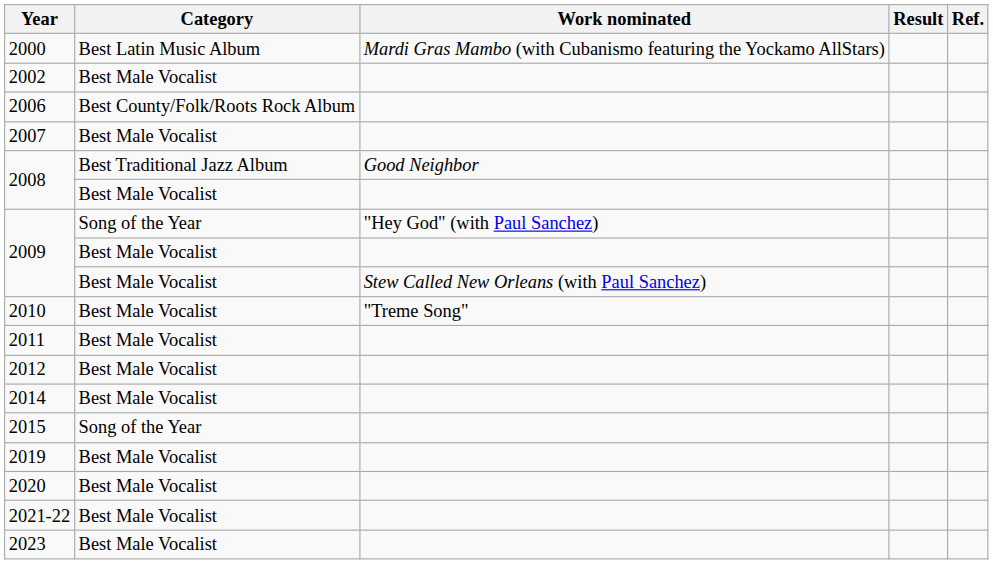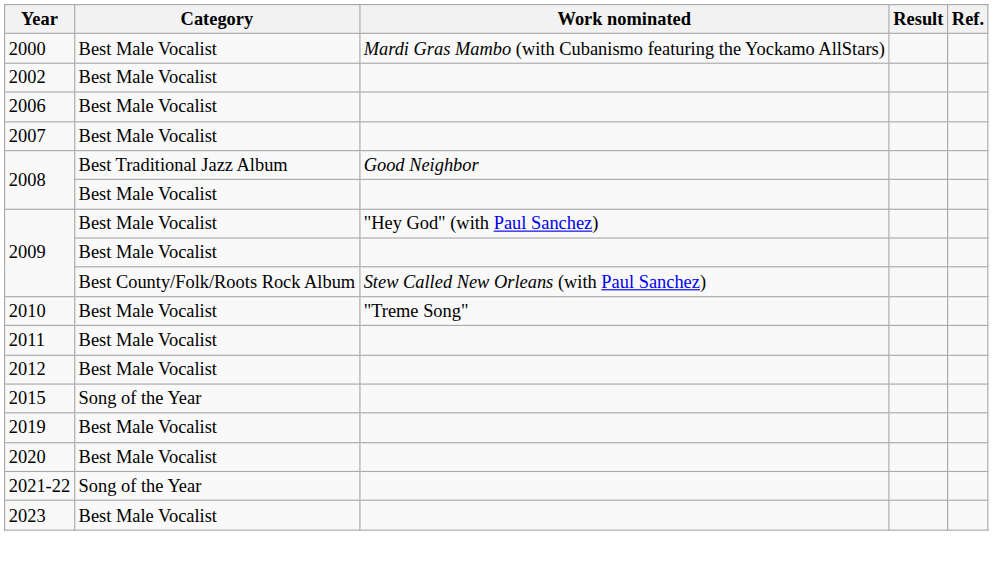(169, 48) Best Latin Music Album -> (148, 48) Best Male Vocalist
(217, 106) Best County/Folk/Roots Rock Album -> (148, 106) Best Male Vocalist
(140, 223) Song of the Year -> (148, 223) Best Male Vocalist
(148, 281) Best Male Vocalist -> (217, 281) Best County/Folk/Roots Rock Album
- row: (27, 398)
(148, 515) Best Male Vocalist -> (140, 485) Song of the Year
